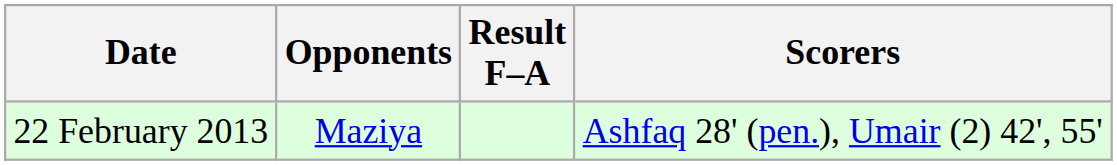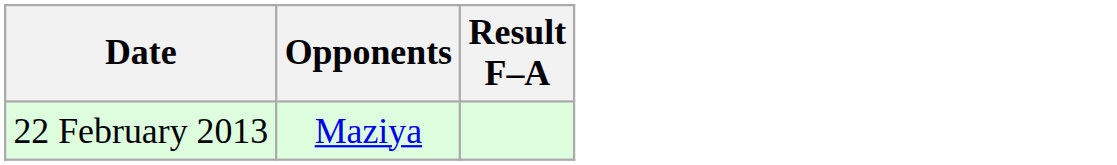- column: (843, 53)
